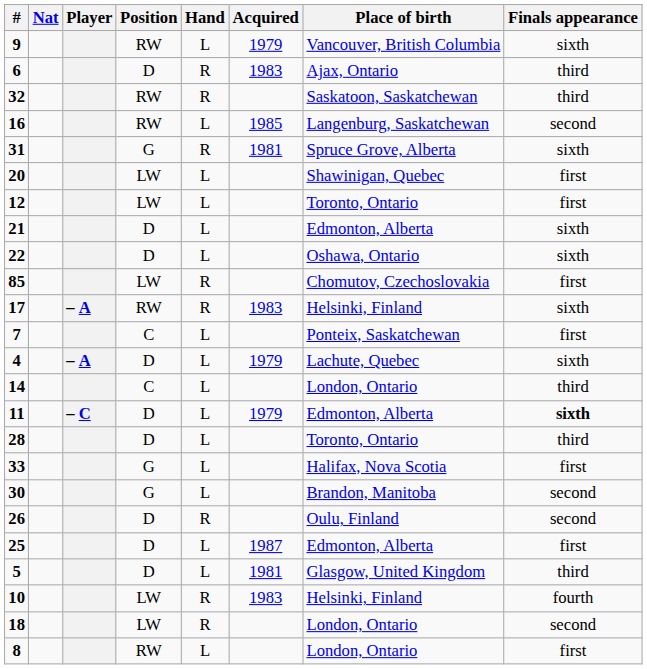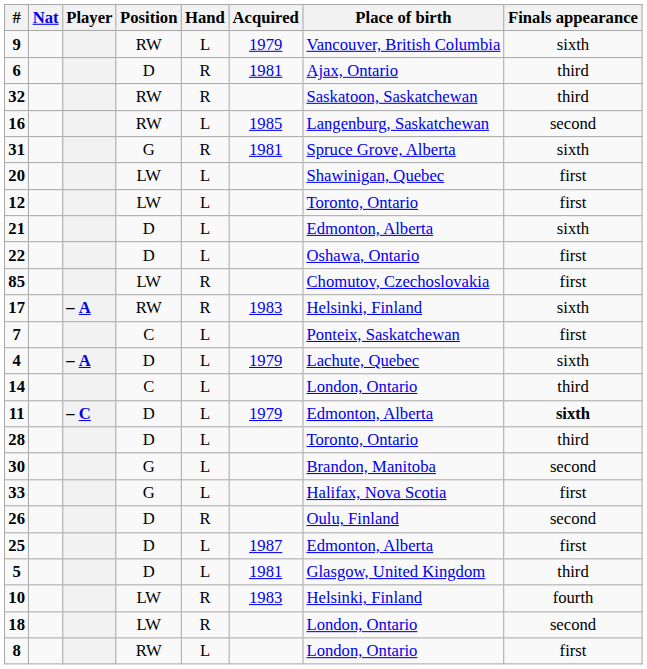(266, 70) 1983 -> (266, 70) 1981
(573, 255) sixth -> (573, 255) first
rows swapped: (17, 492) <-> (17, 466)
